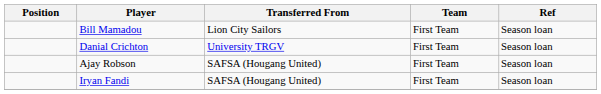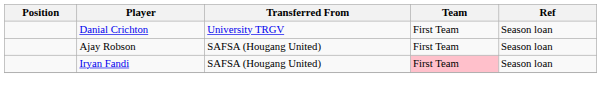- row: (111, 30)
(436, 81) no background -> (436, 64) pink background
